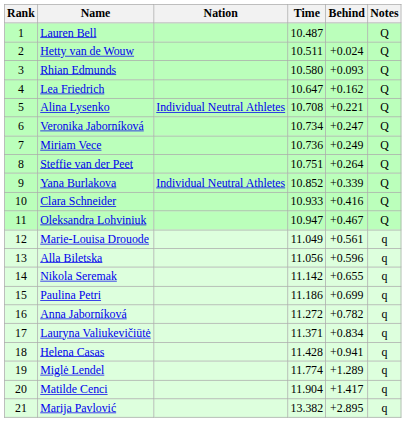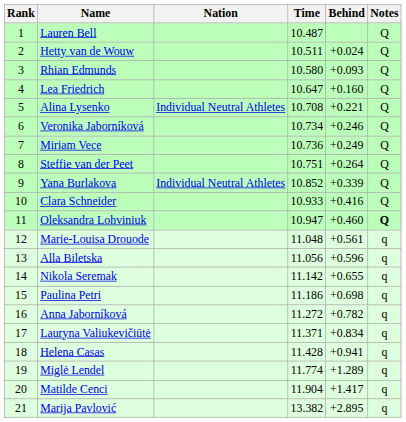(347, 88) +0.162 -> (347, 88) +0.160
(347, 126) +0.247 -> (347, 126) +0.246
(347, 220) +0.467 -> (347, 220) +0.460
(384, 220) normal -> (384, 220) bold
(307, 239) 11.049 -> (307, 239) 11.048
(347, 295) +0.699 -> (347, 295) +0.698
